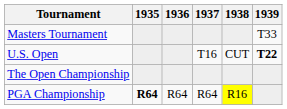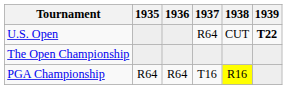- row: (57, 34)
(207, 54) T16 -> (207, 34) R64
(147, 94) bold -> (147, 74) normal
(207, 94) R64 -> (207, 74) T16
